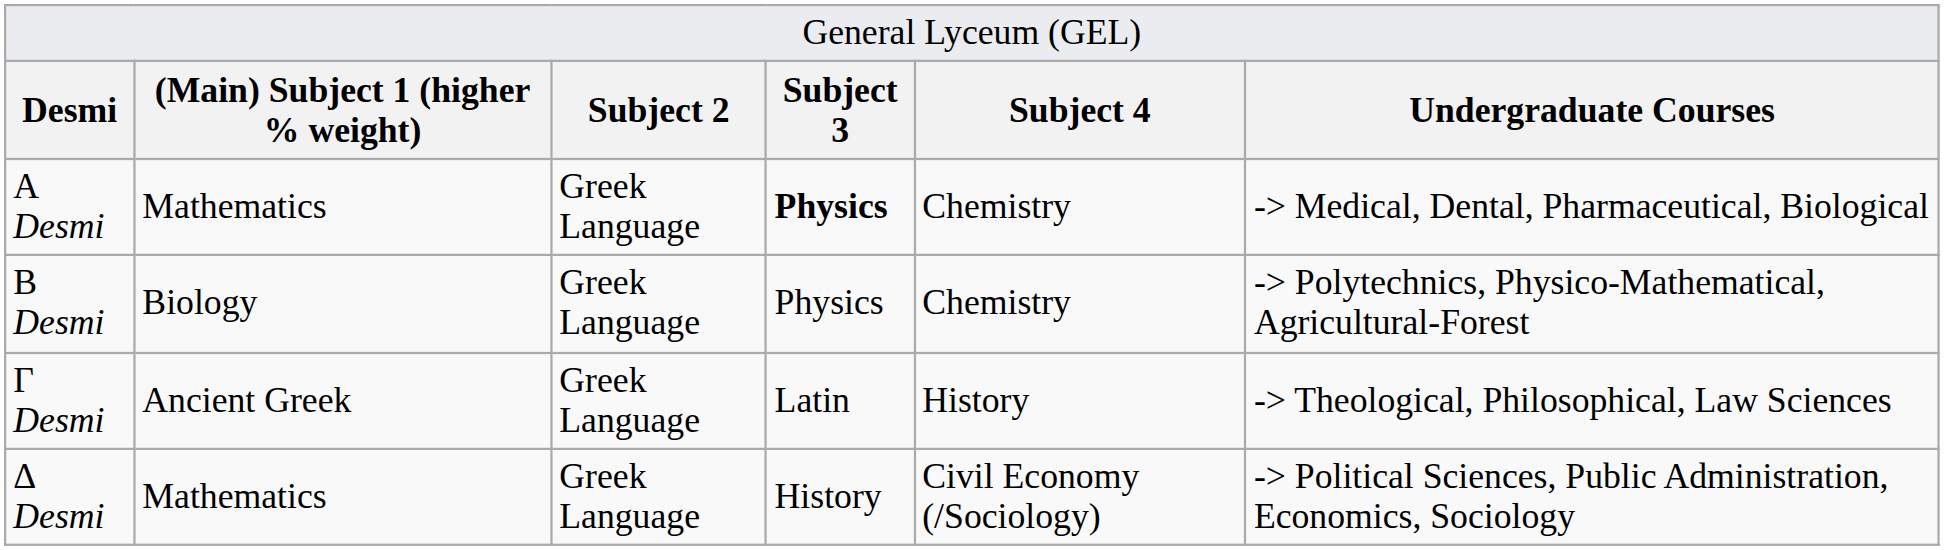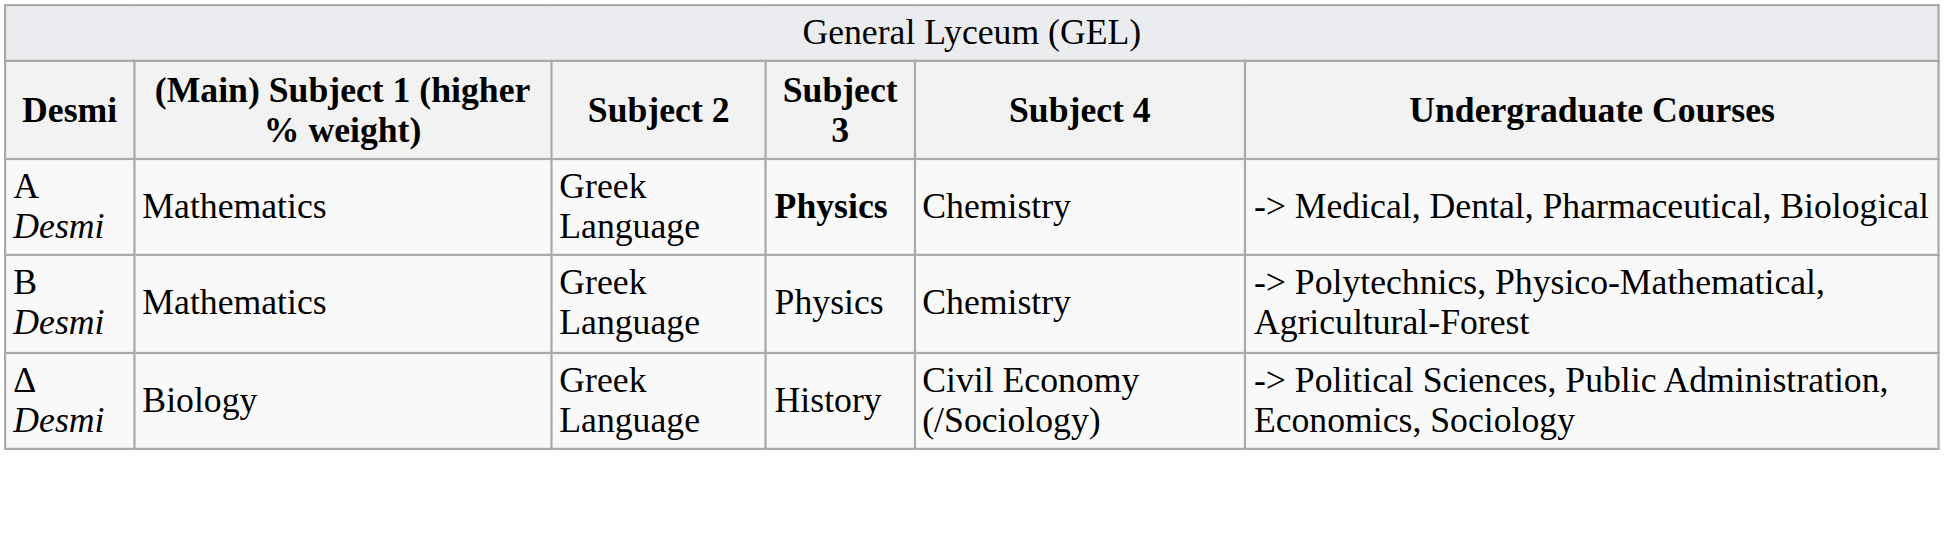(200, 302) Biology -> (234, 302) Mathematics
- row: (59, 399)
(234, 496) Mathematics -> (200, 399) Biology
